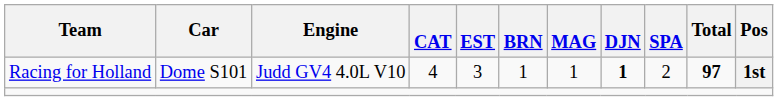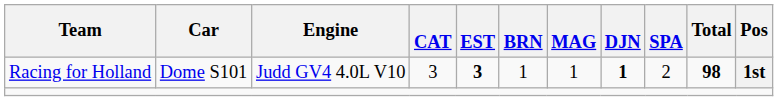(433, 72) 4 -> (433, 72) 3
(478, 72) normal -> (478, 72) bold
(712, 72) 97 -> (712, 72) 98
